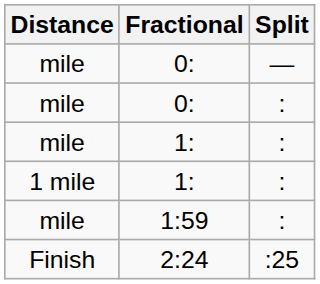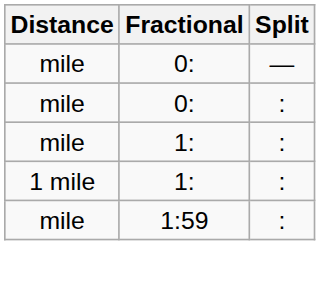- row: (62, 260)
